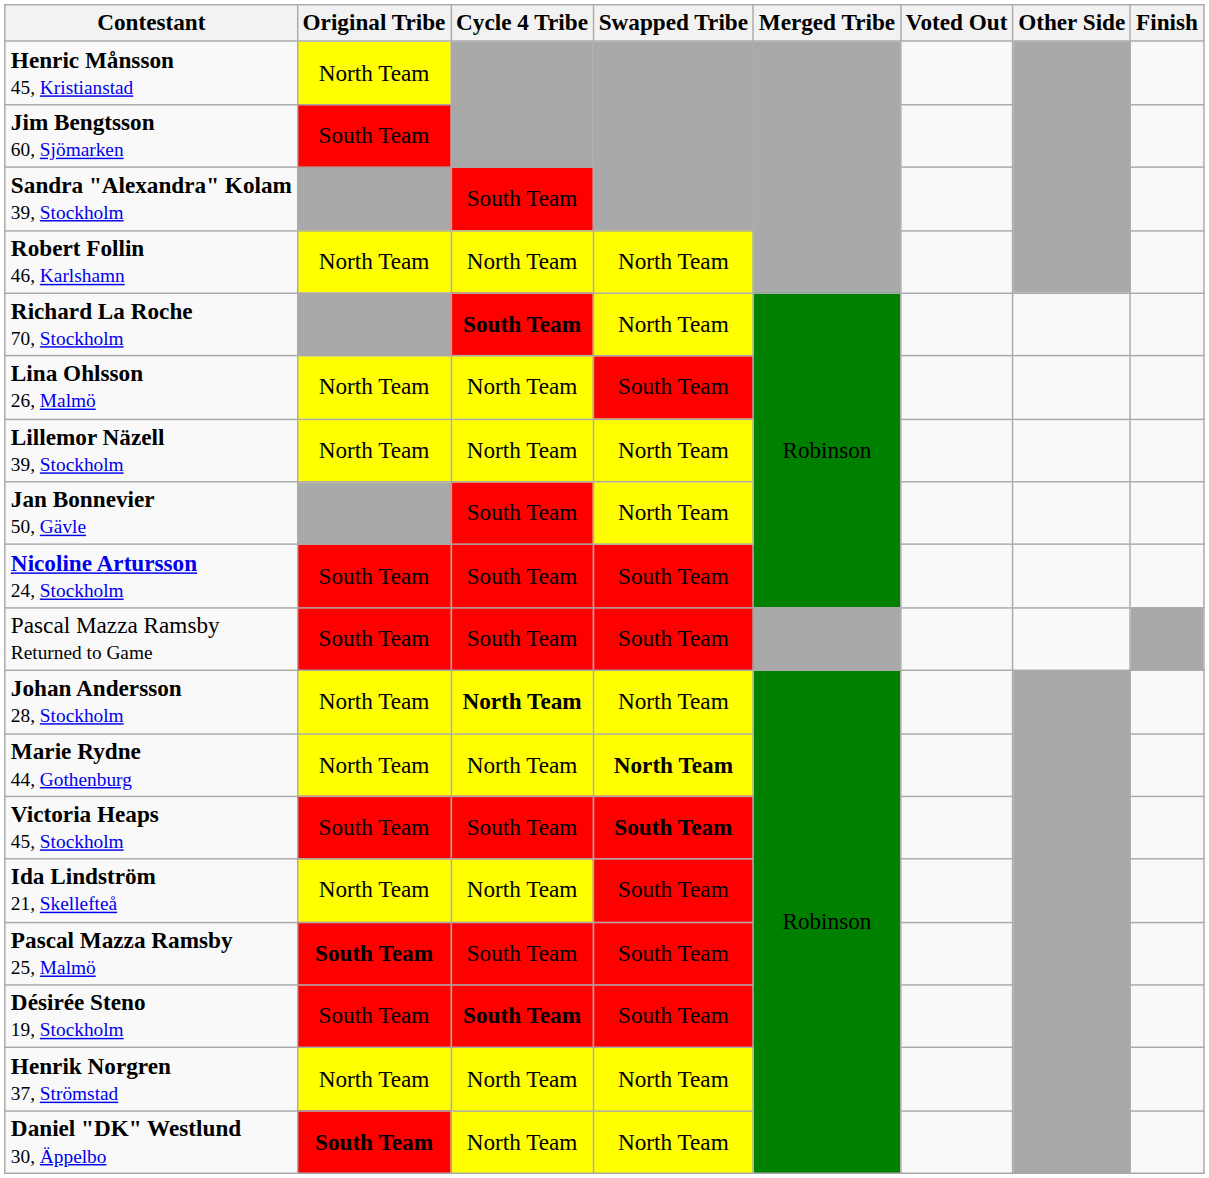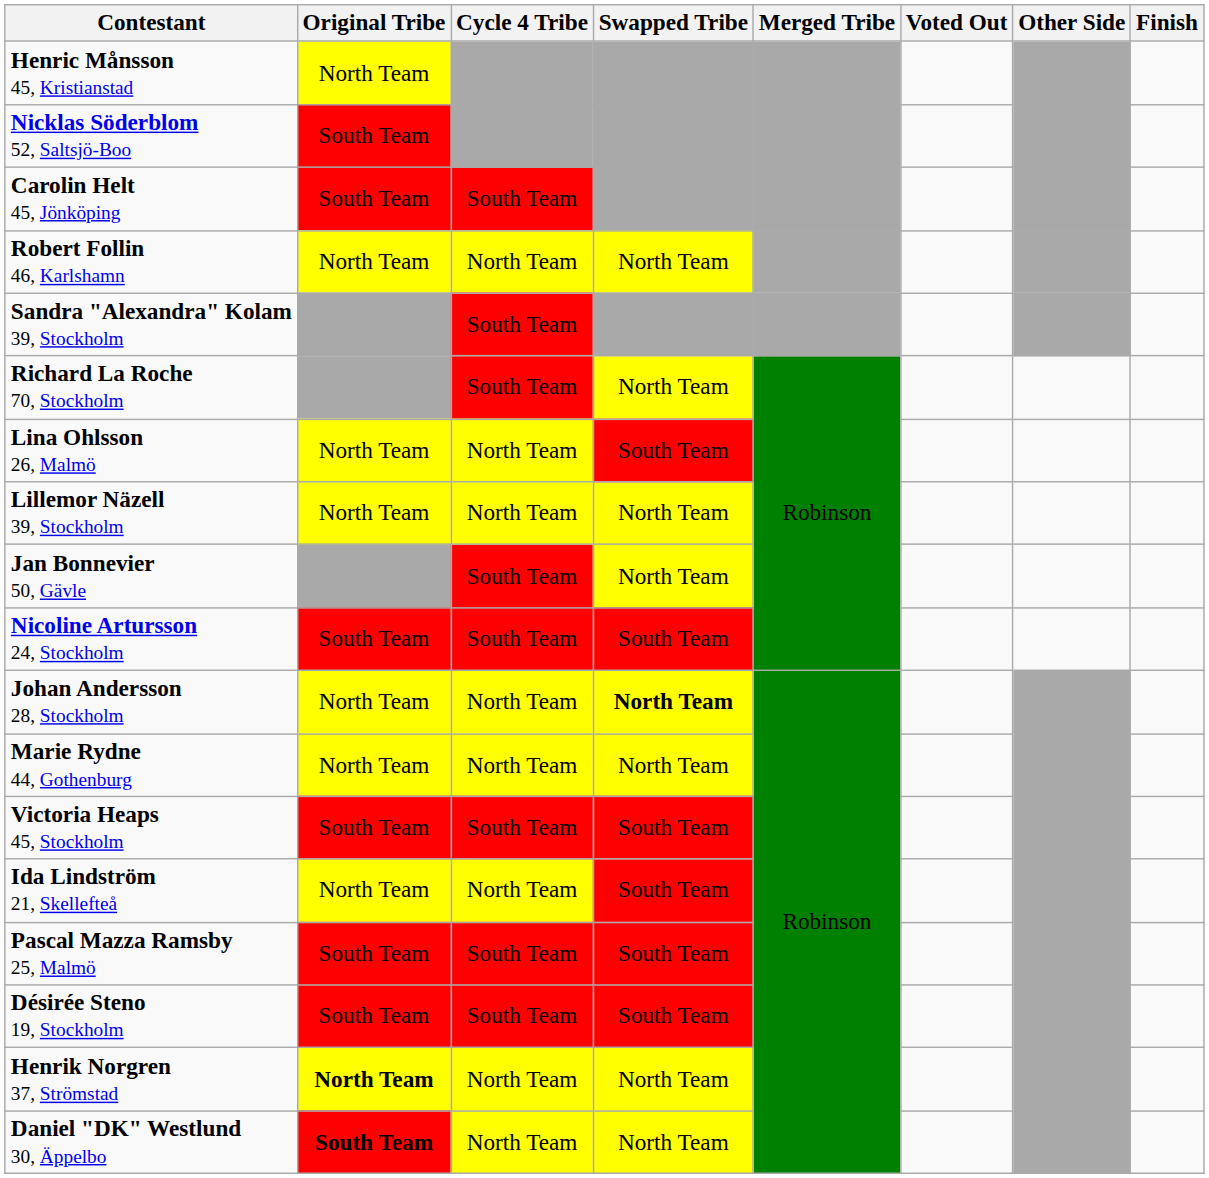+ row: (105, 135)
- row: (83, 135)
+ row: (73, 198)
rows swapped: (151, 198) <-> (78, 261)
(522, 324) bold -> (522, 387) normal
- row: (115, 638)
(522, 701) bold -> (522, 701) normal
(673, 701) normal -> (673, 701) bold
(673, 764) bold -> (673, 764) normal
(673, 827) bold -> (673, 827) normal
(374, 953) bold -> (374, 953) normal
(522, 1016) bold -> (522, 1016) normal
(374, 1079) normal -> (374, 1079) bold
